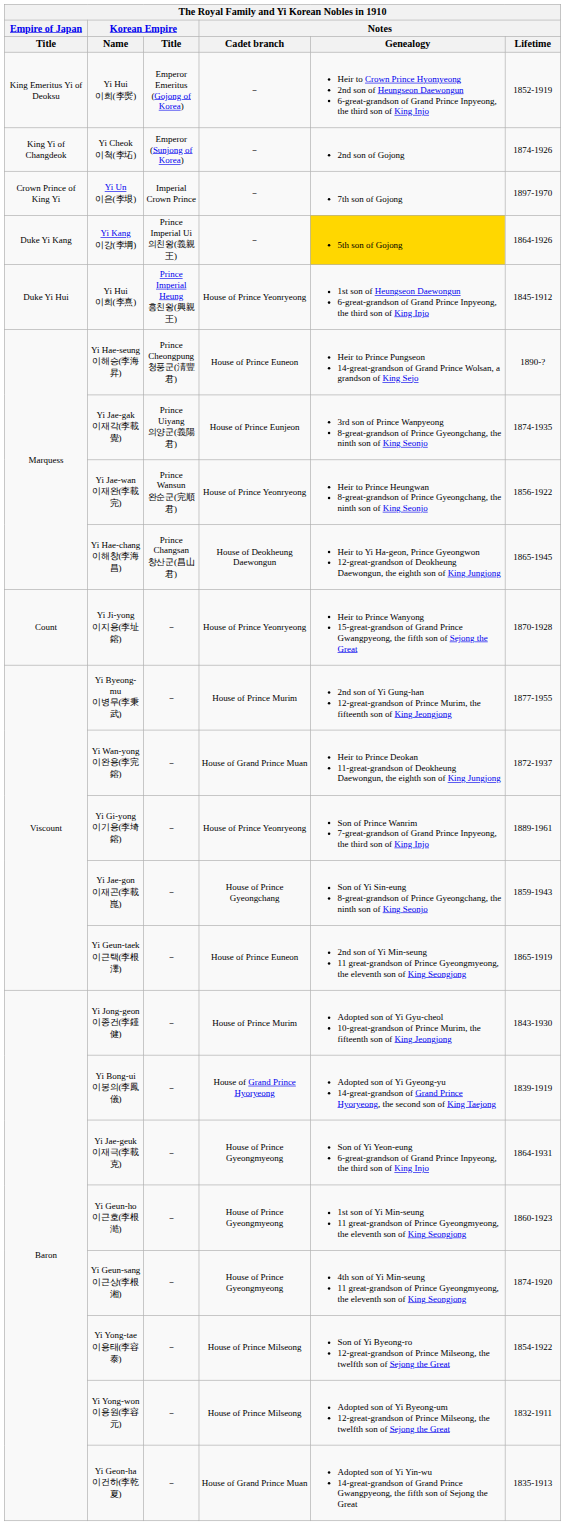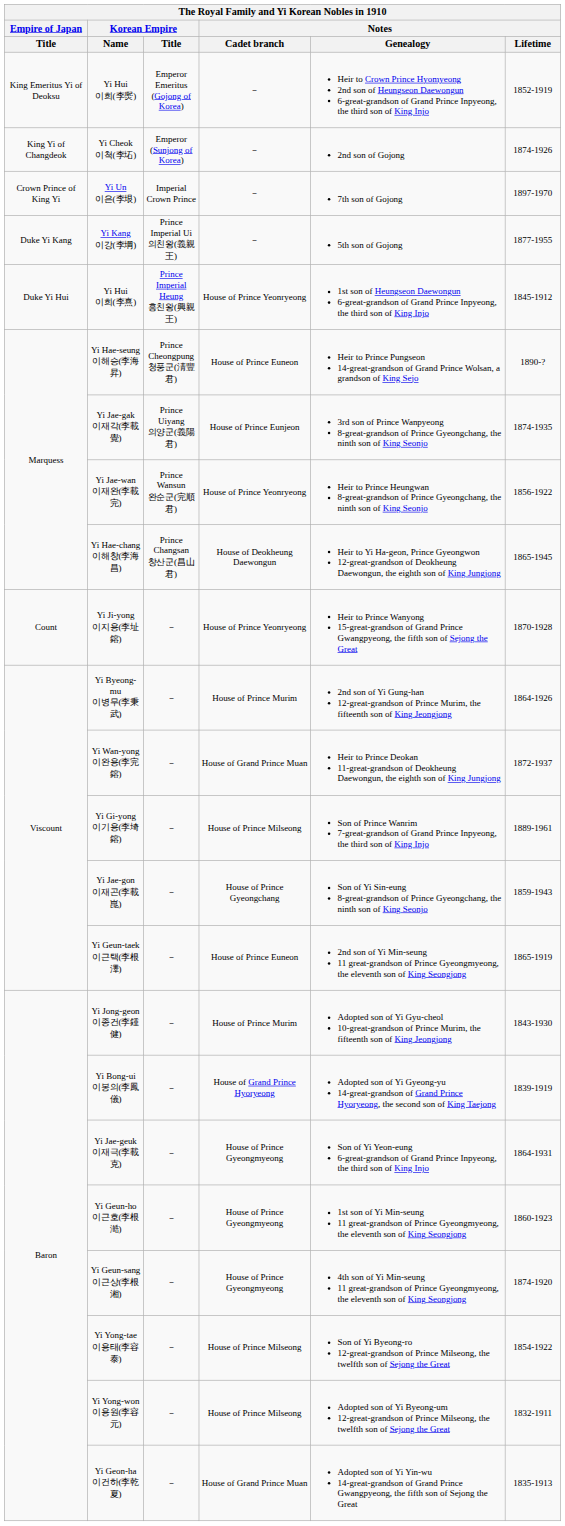(408, 245) gold background -> (408, 245) no background
(533, 240) 1864-1926 -> (533, 240) 1877-1955
(533, 698) 1877-1955 -> (533, 698) 1864-1926
(255, 827) House of Prince Yeonryeong -> (255, 827) House of Prince Milseong
